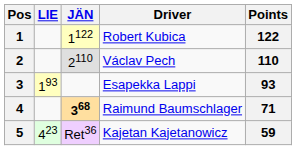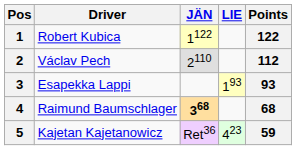columns swapped: (172, 14) <-> (48, 14)
(268, 61) 110 -> (268, 61) 112
(268, 109) 71 -> (268, 109) 68
